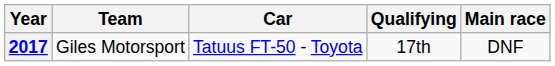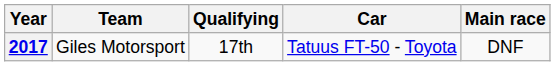columns swapped: (278, 19) <-> (414, 19)
